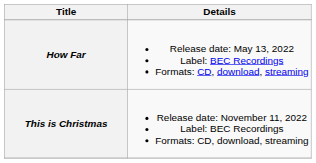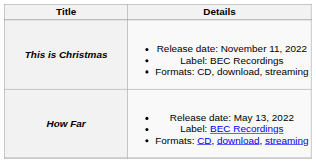rows swapped: (66, 54) <-> (66, 123)
